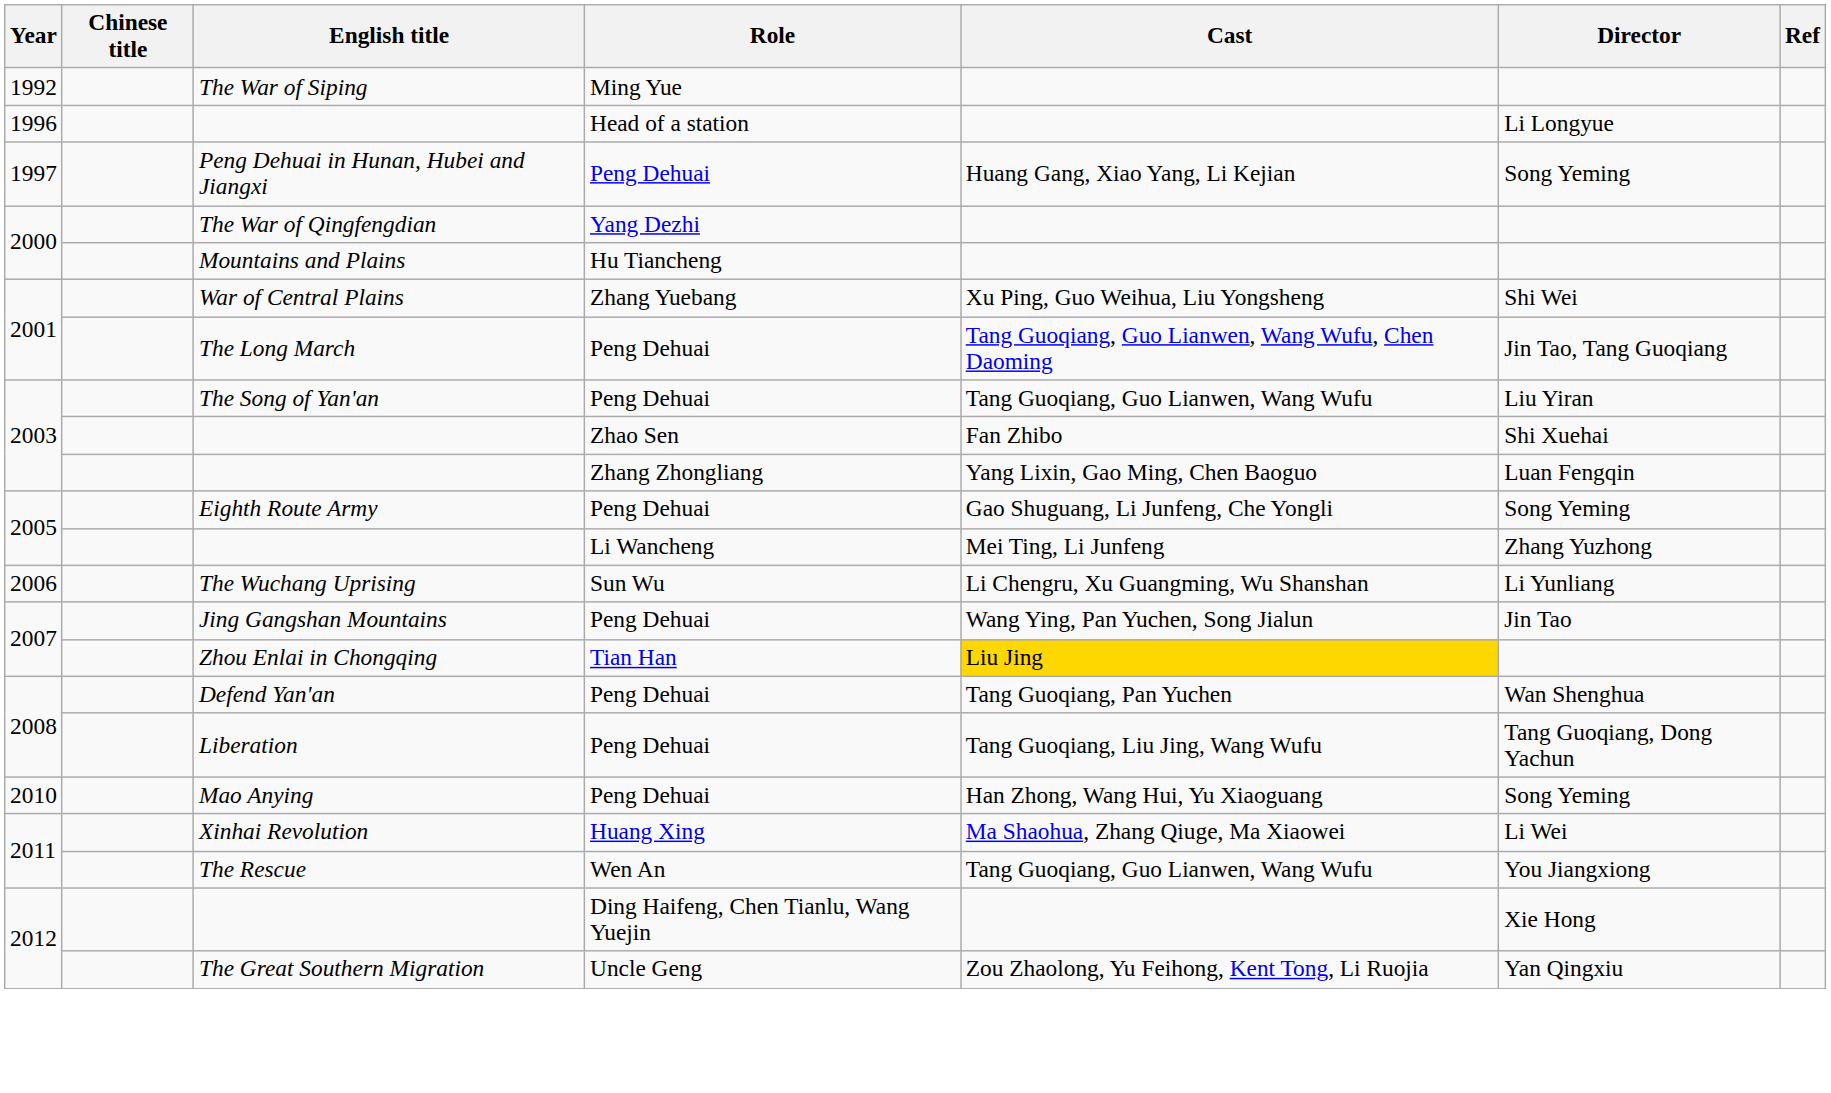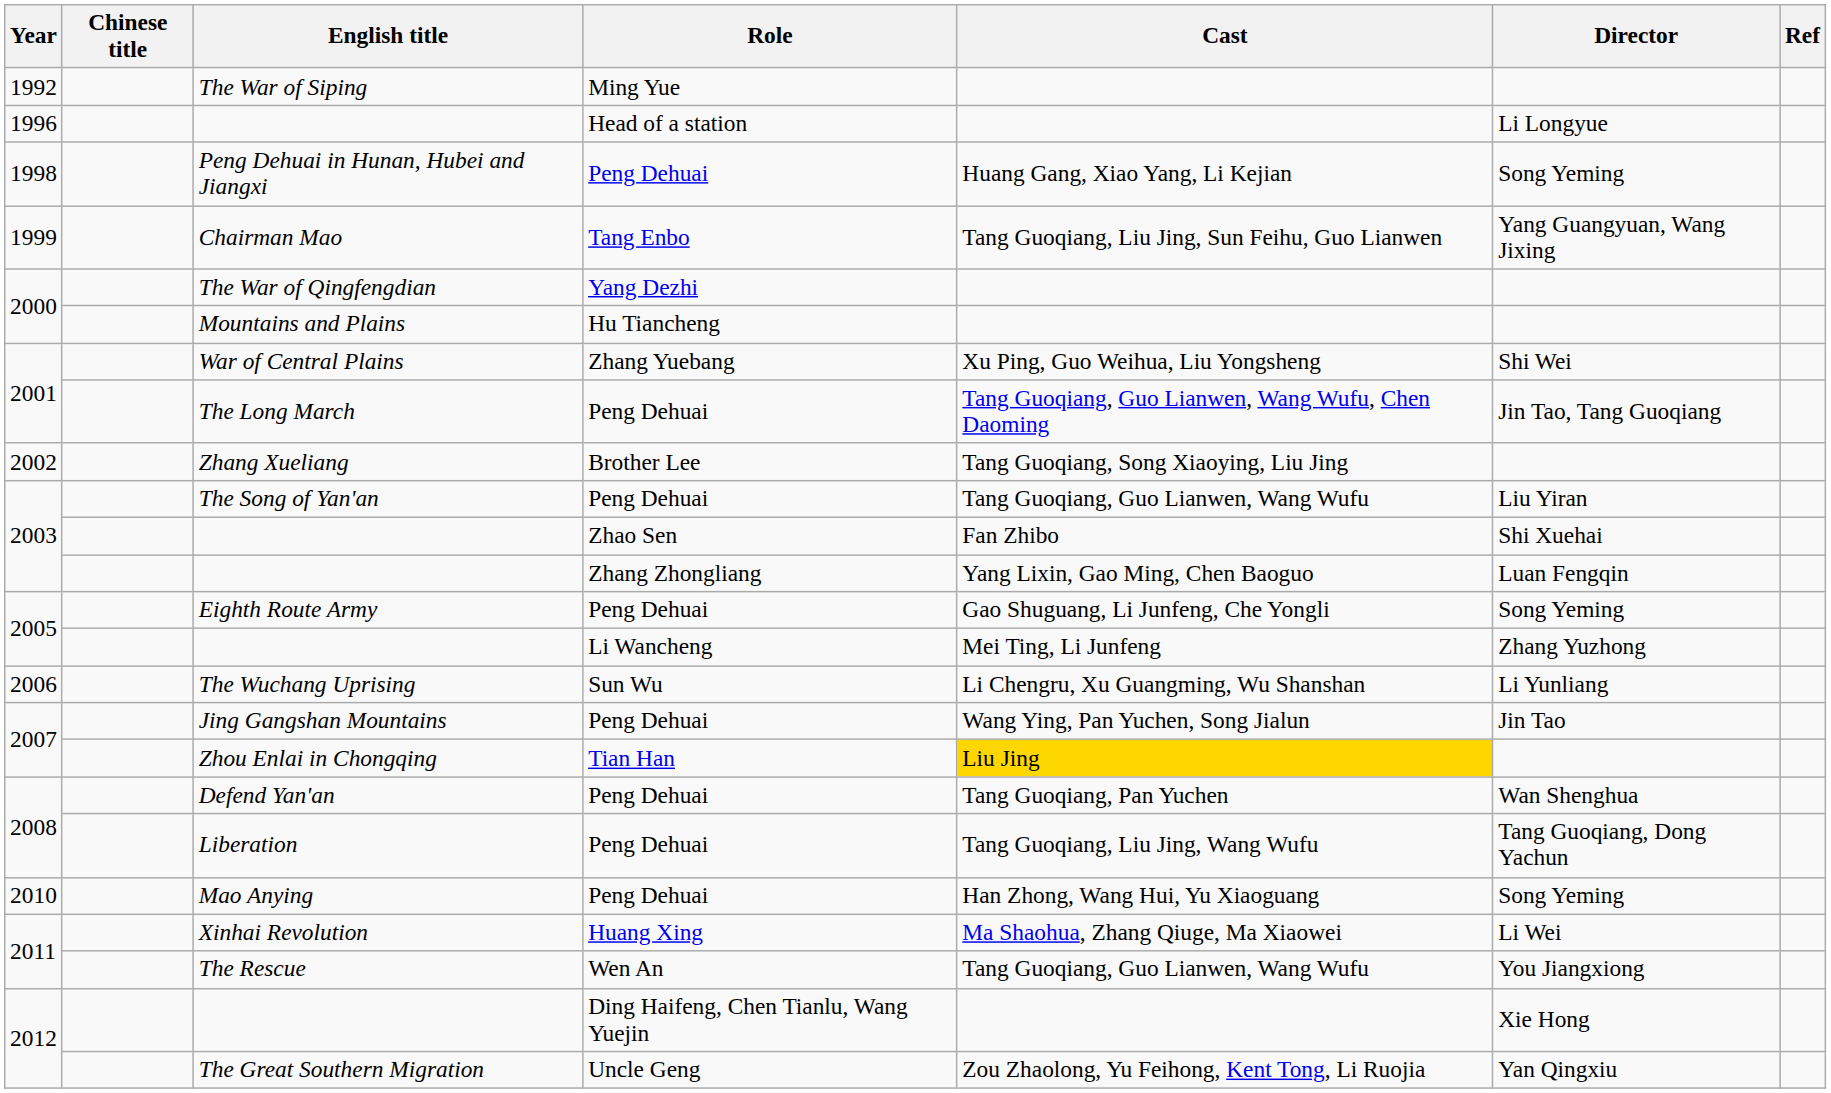(33, 173) 1997 -> (33, 173) 1998
+ row: (270, 236)
+ row: (274, 461)
